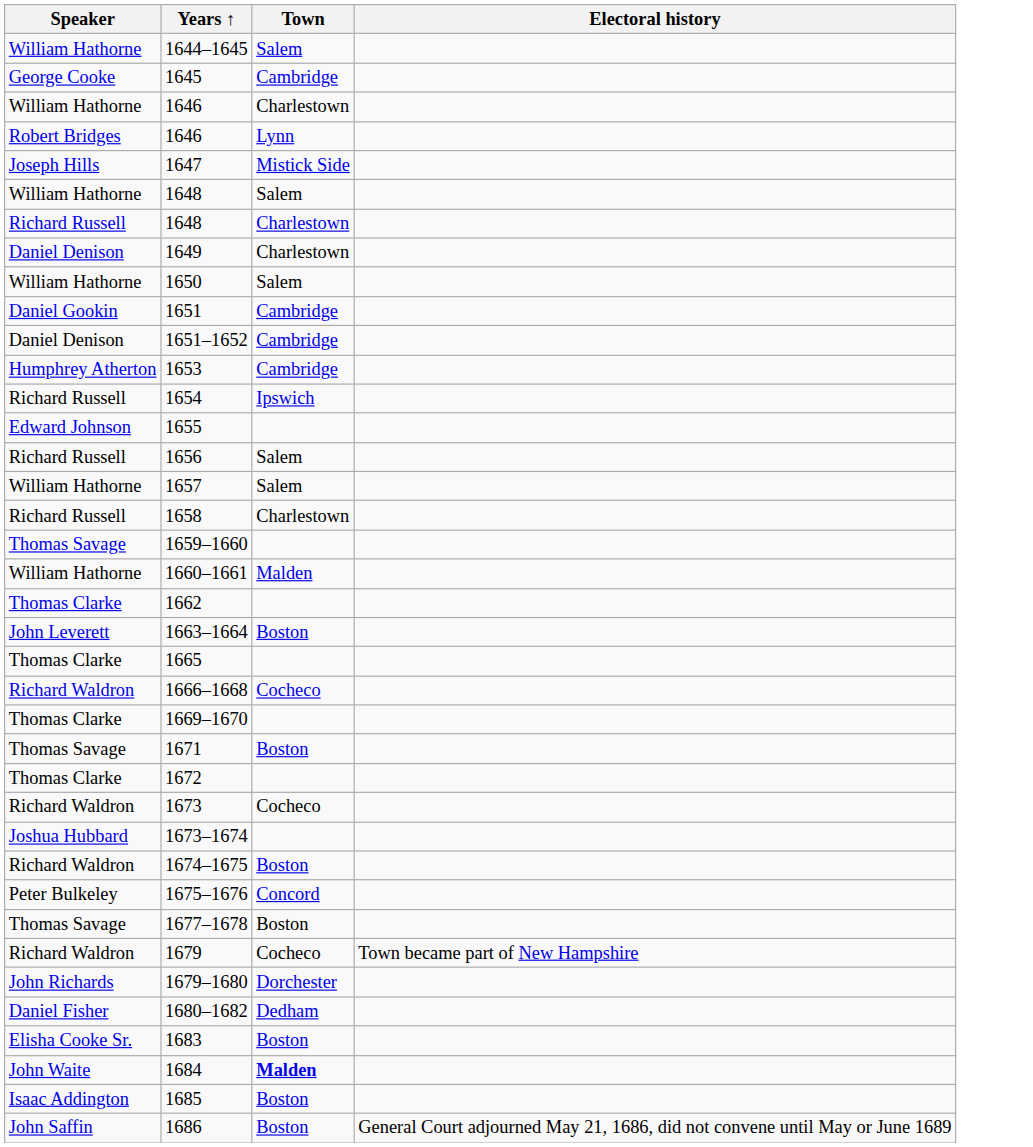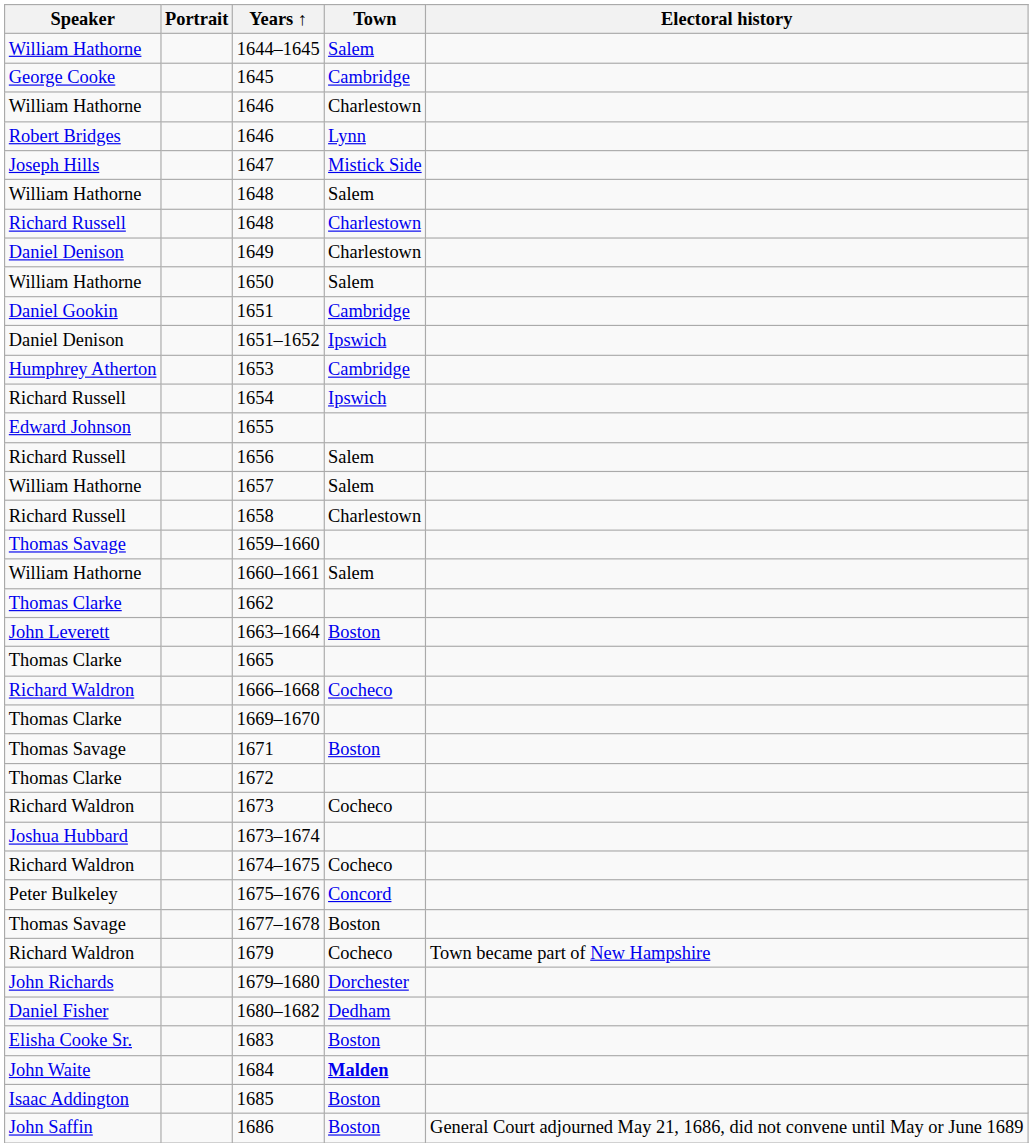+ column: (197, 19)
(297, 340) Cambridge -> (357, 340) Ipswich
(284, 573) Malden -> (351, 573) Salem
(282, 865) Boston -> (360, 865) Cocheco
